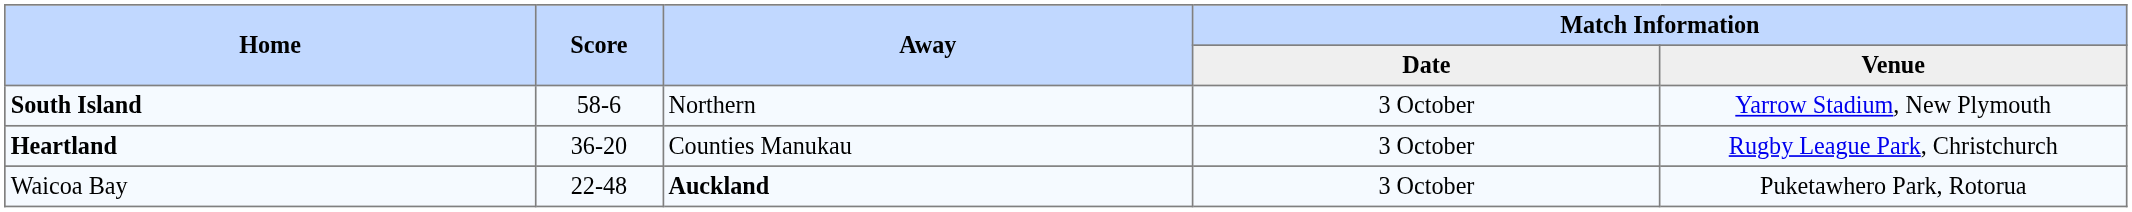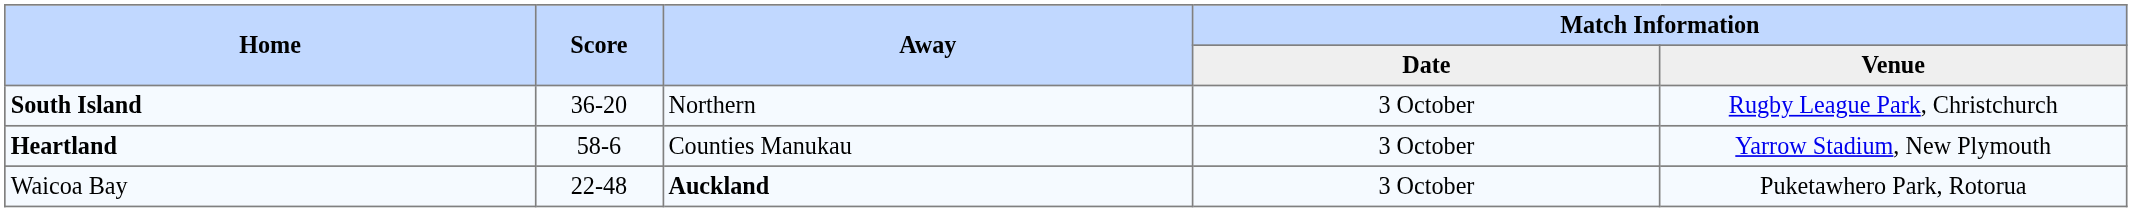(599, 105) 58-6 -> (599, 105) 36-20
(1893, 105) Yarrow Stadium, New Plymouth -> (1893, 105) Rugby League Park, Christchurch
(599, 145) 36-20 -> (599, 145) 58-6
(1893, 145) Rugby League Park, Christchurch -> (1893, 145) Yarrow Stadium, New Plymouth
